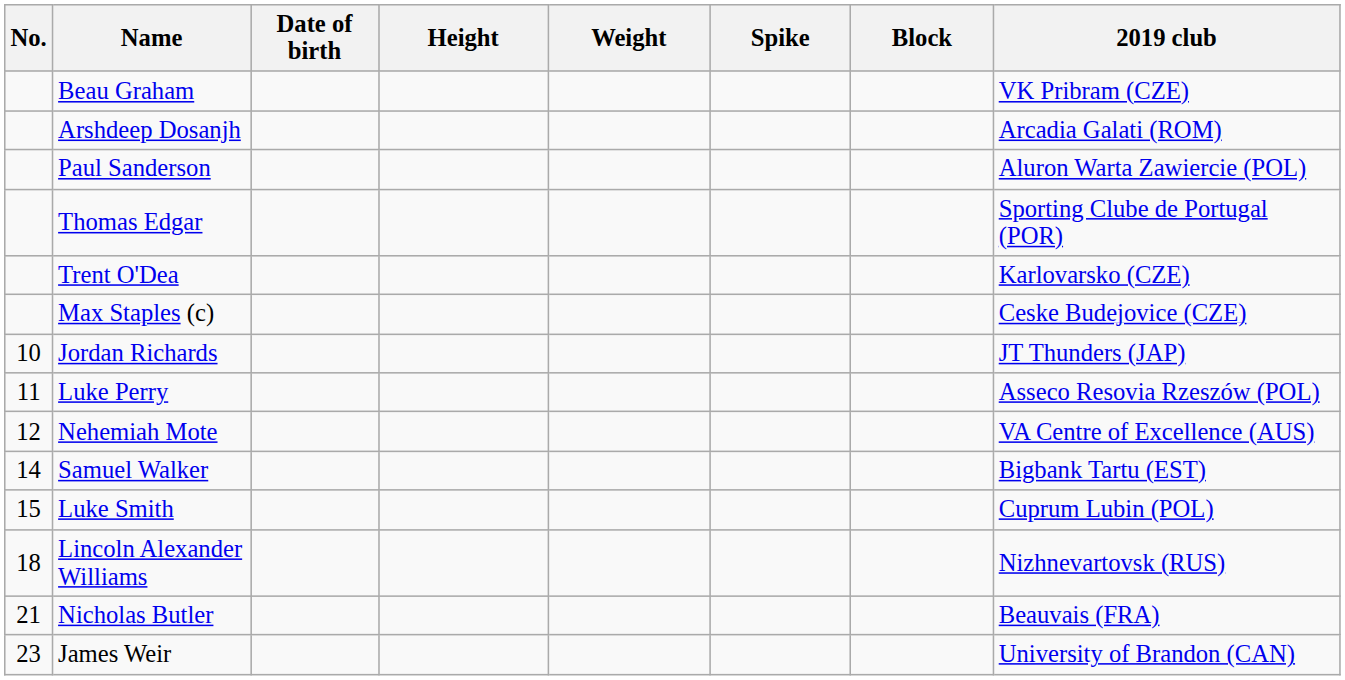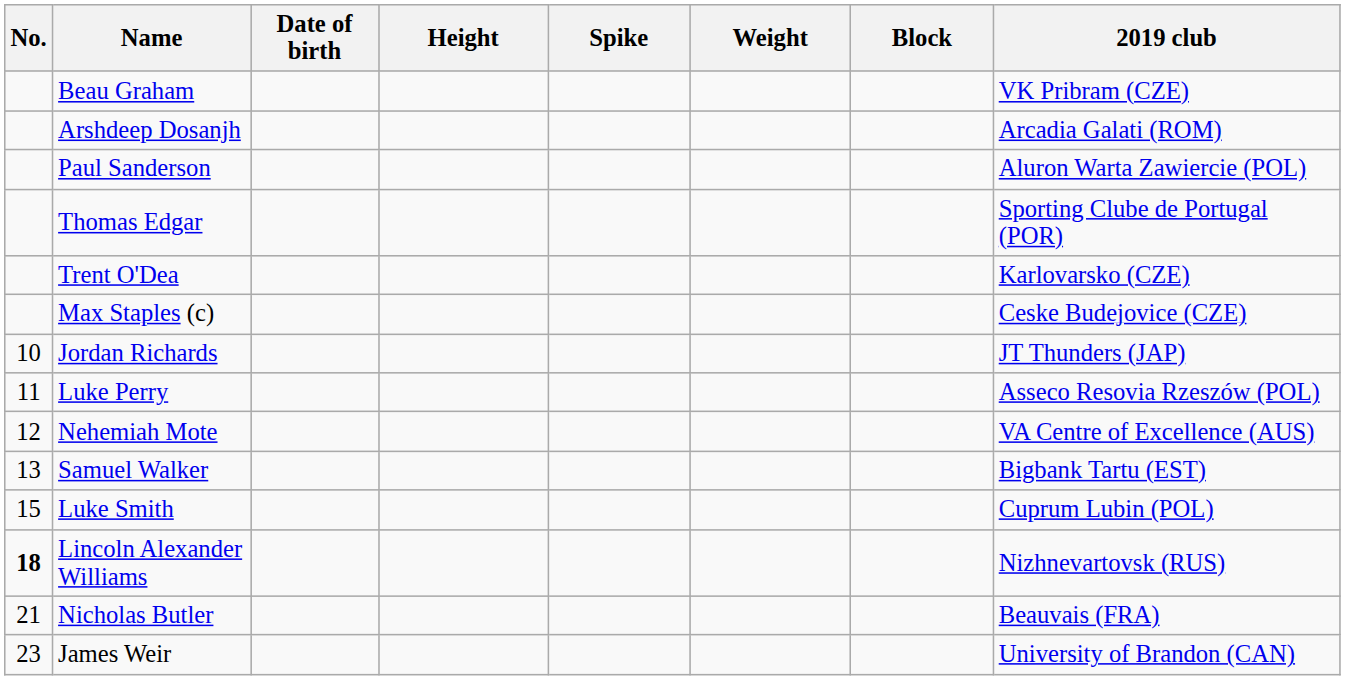columns swapped: (629, 37) <-> (780, 37)
(29, 470) 14 -> (29, 470) 13
(29, 562) normal -> (29, 562) bold
